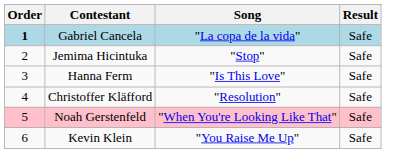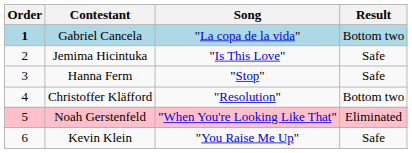(360, 35) Safe -> (374, 35) Bottom two
(247, 55) "Stop" -> (247, 55) "Is This Love"
(247, 76) "Is This Love" -> (247, 76) "Stop"
(360, 96) Safe -> (374, 96) Bottom two
(360, 117) Safe -> (374, 117) Eliminated
